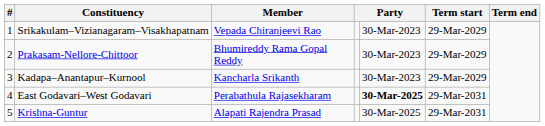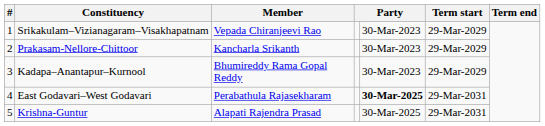(271, 54) Bhumireddy Rama Gopal Reddy -> (257, 48) Kancharla Srikanth
(257, 78) Kancharla Srikanth -> (271, 71) Bhumireddy Rama Gopal Reddy
